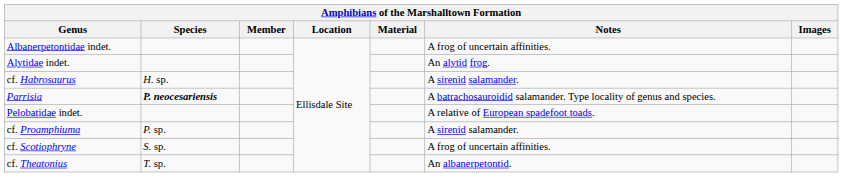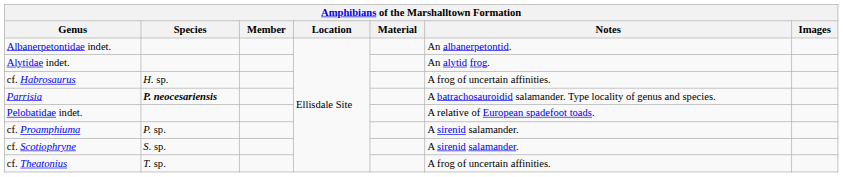(489, 46) A frog of uncertain affinities. -> (469, 46) An albanerpetontid.
(473, 79) A sirenid salamander. -> (489, 79) A frog of uncertain affinities.
(489, 146) A frog of uncertain affinities. -> (473, 146) A sirenid salamander.
(469, 163) An albanerpetontid. -> (489, 163) A frog of uncertain affinities.
